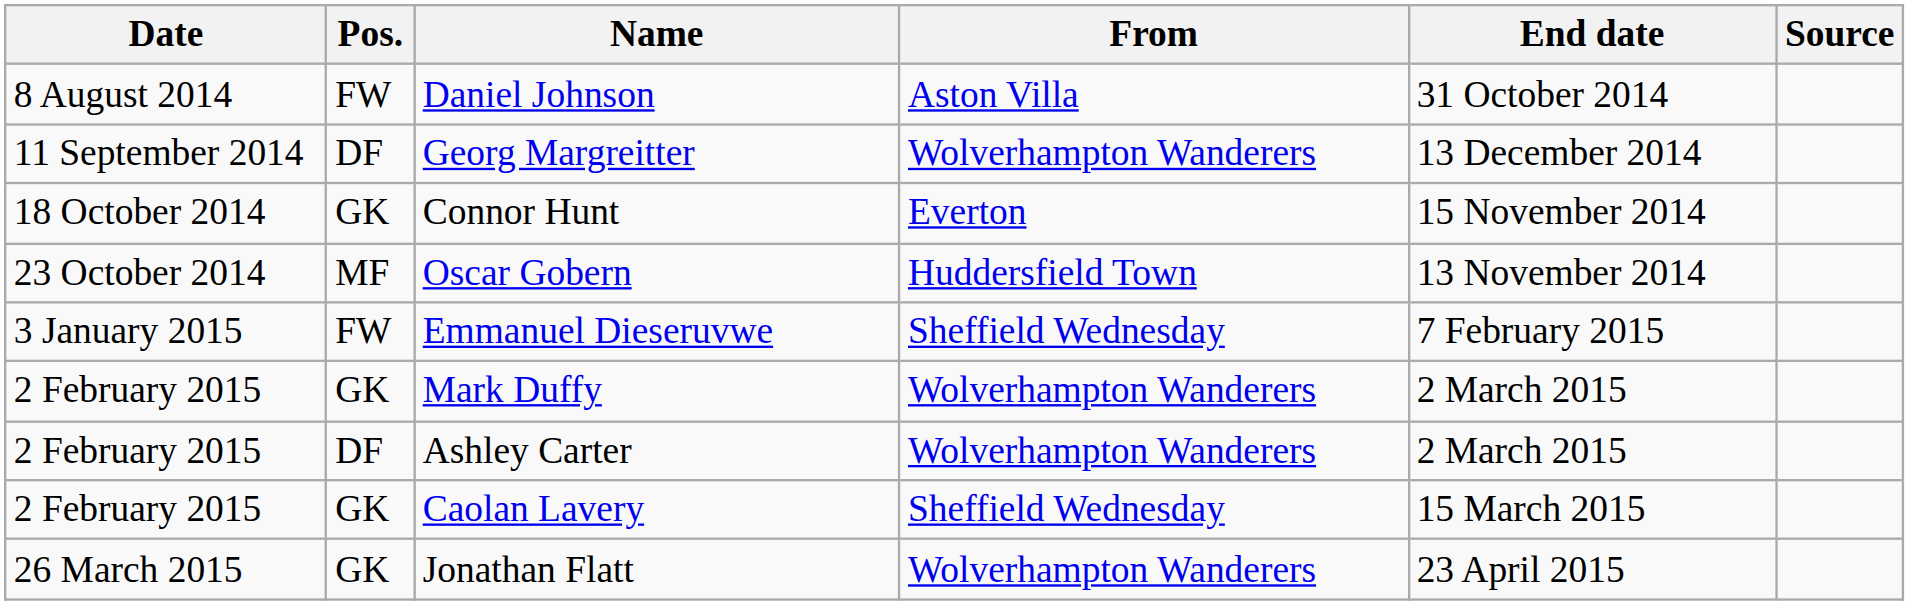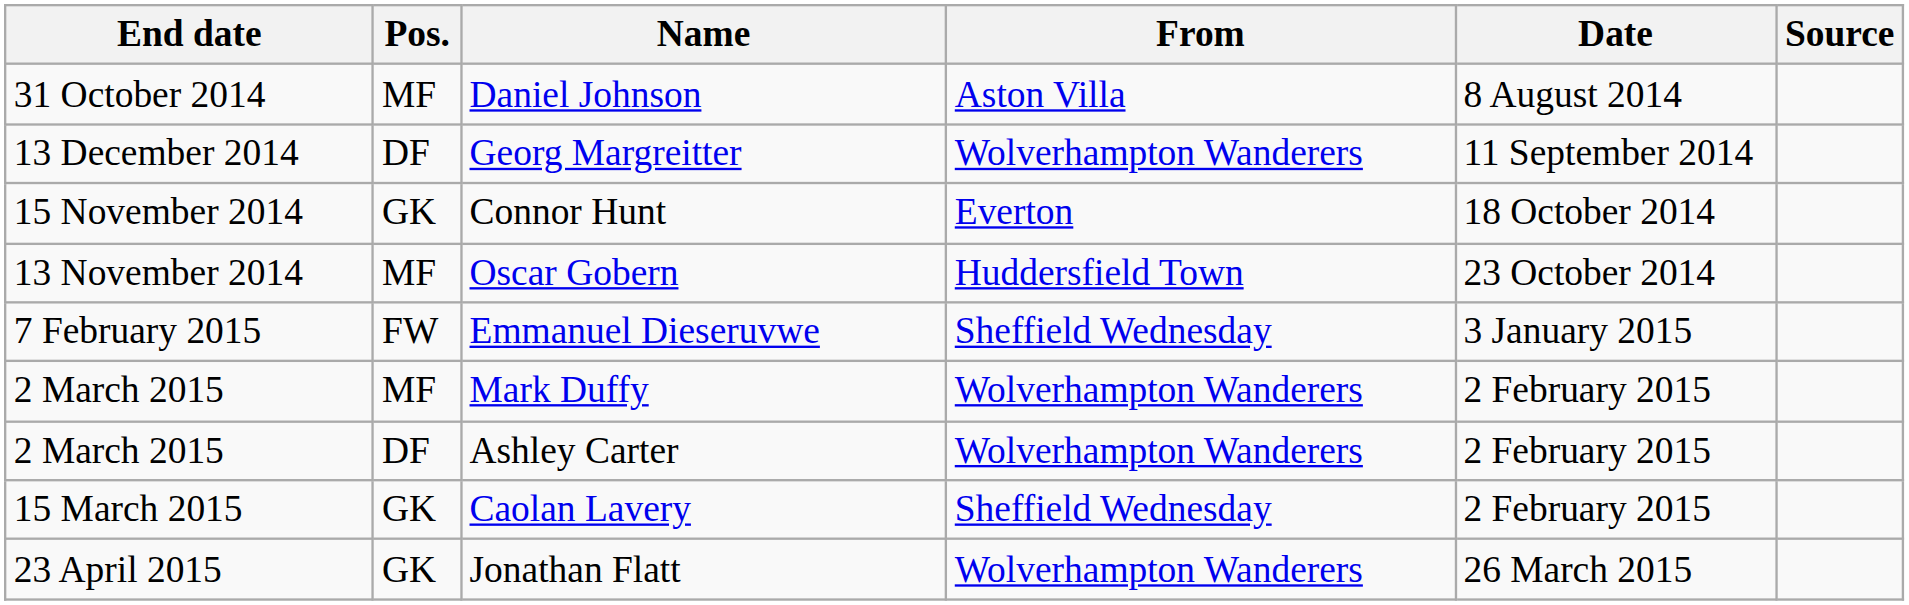columns swapped: (166, 34) <-> (1592, 34)
(363, 93) FW -> (409, 93) MF
(362, 390) GK -> (409, 390) MF
